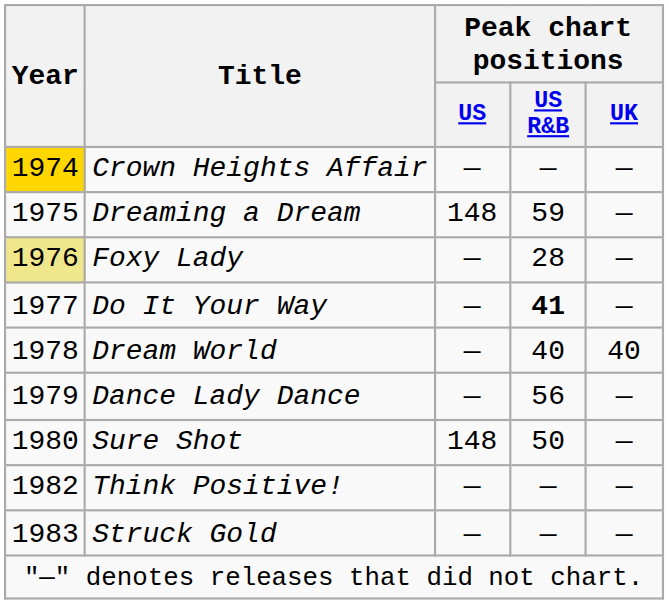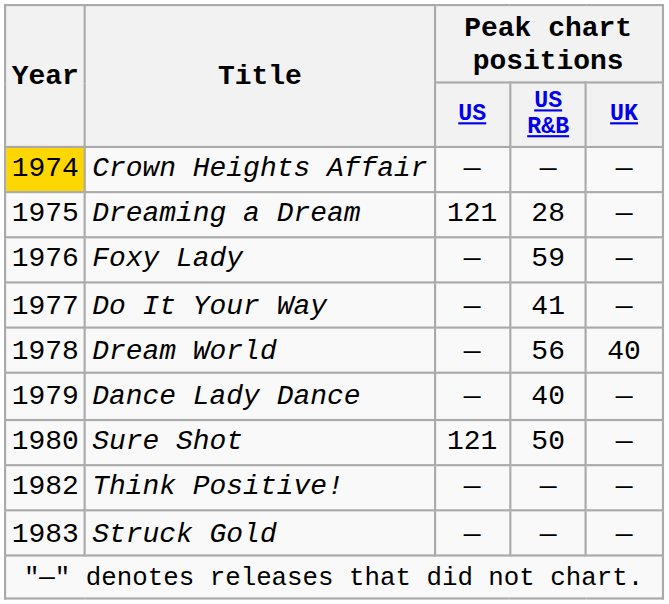(472, 214) 148 -> (472, 214) 121
(548, 214) 59 -> (548, 214) 28
(45, 260) khaki background -> (45, 260) no background
(548, 260) 28 -> (548, 260) 59
(548, 305) bold -> (548, 305) normal
(548, 351) 40 -> (548, 351) 56
(548, 396) 56 -> (548, 396) 40
(472, 442) 148 -> (472, 442) 121
